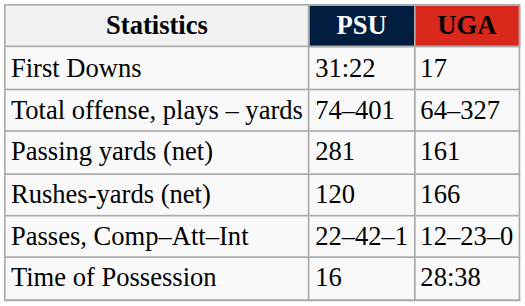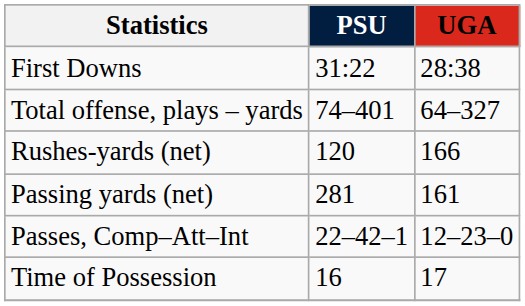(434, 67) 17 -> (451, 67) 28:38
rows swapped: (111, 194) <-> (112, 151)
(451, 278) 28:38 -> (434, 278) 17
